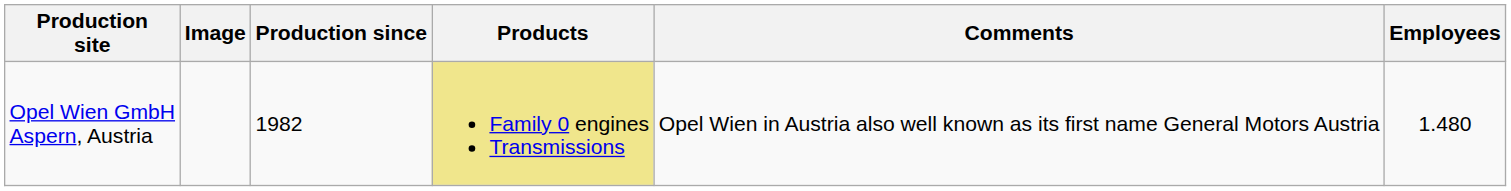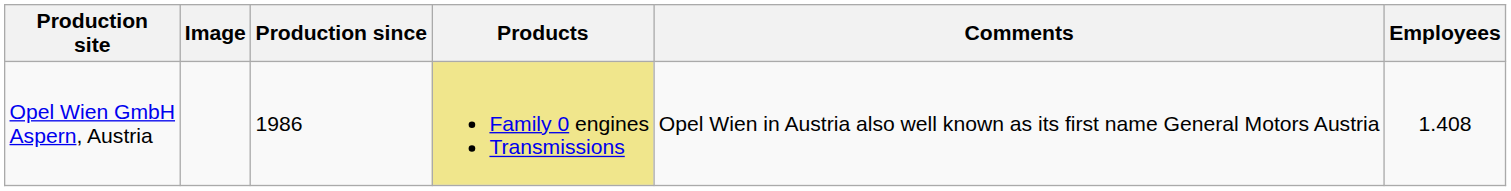(279, 123) 1982 -> (279, 123) 1986
(1445, 123) 1.480 -> (1445, 123) 1.408
